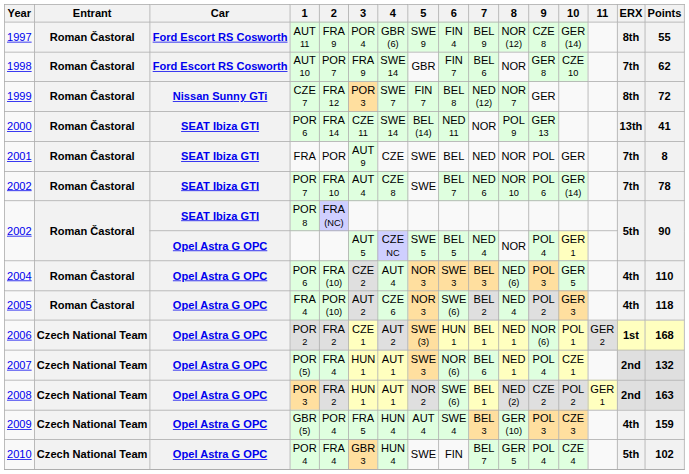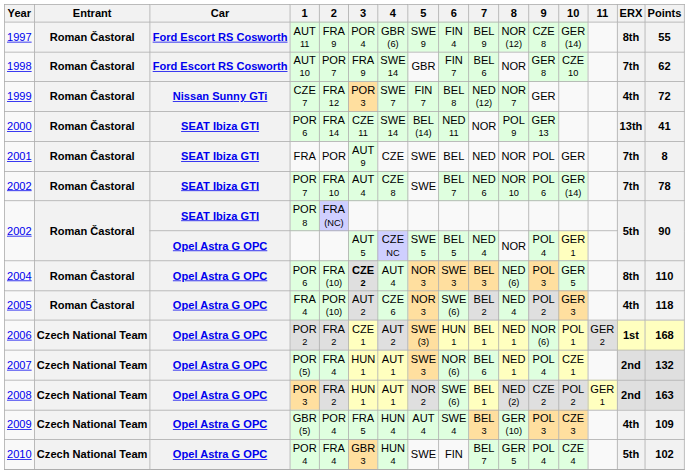(631, 97) 8th -> (631, 97) 4th
(363, 276) normal -> (363, 276) bold
(631, 276) 4th -> (631, 276) 8th
(664, 425) 159 -> (664, 425) 109
